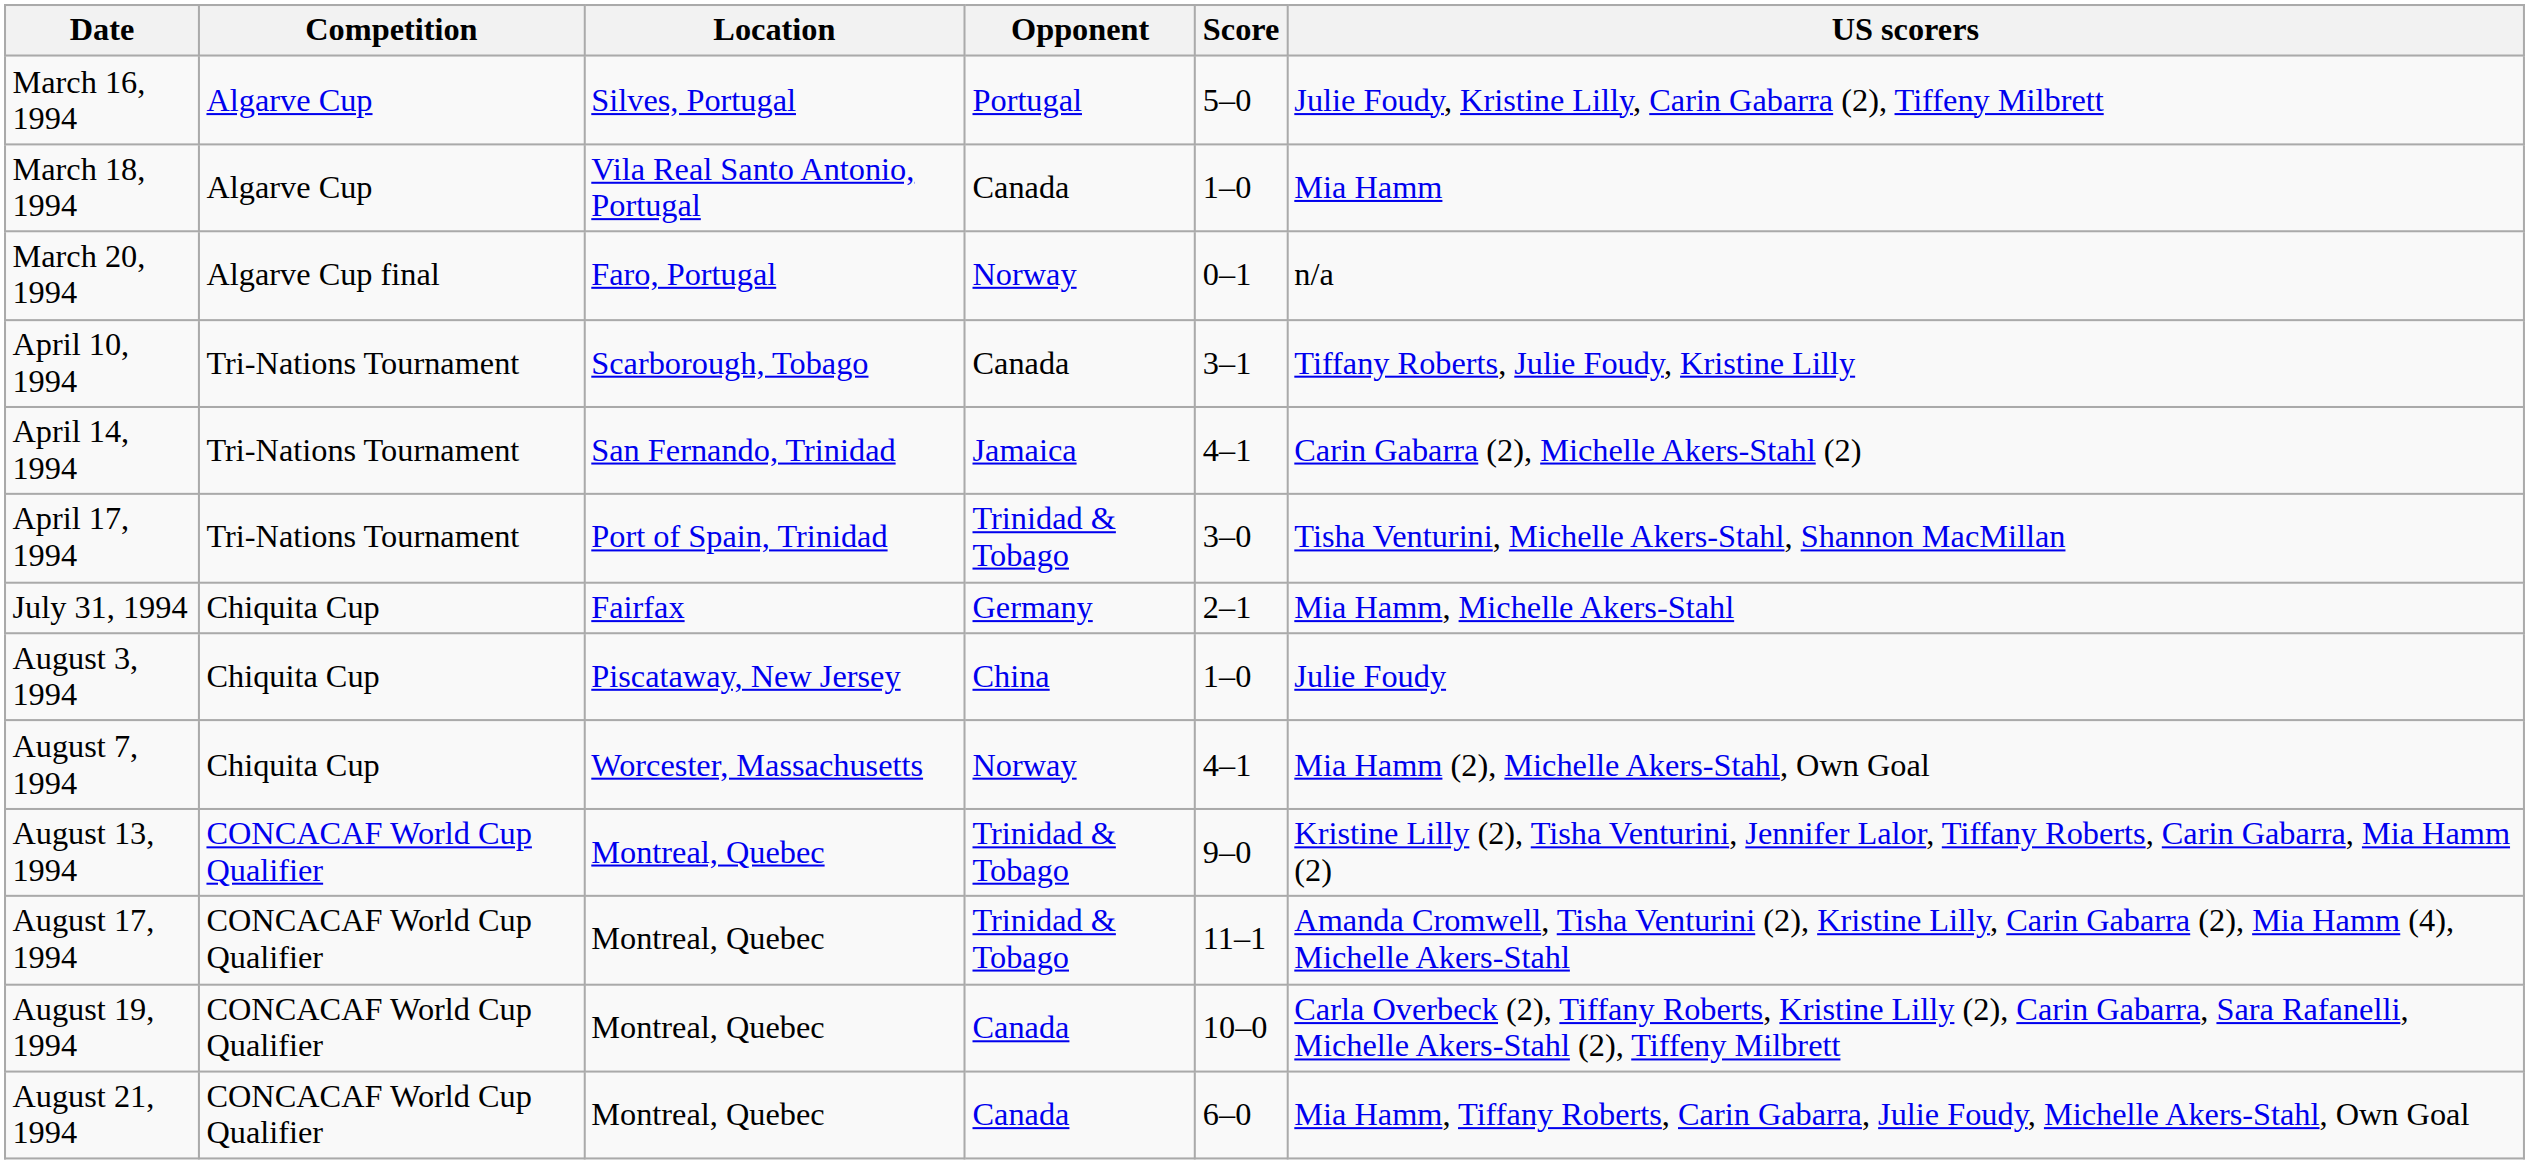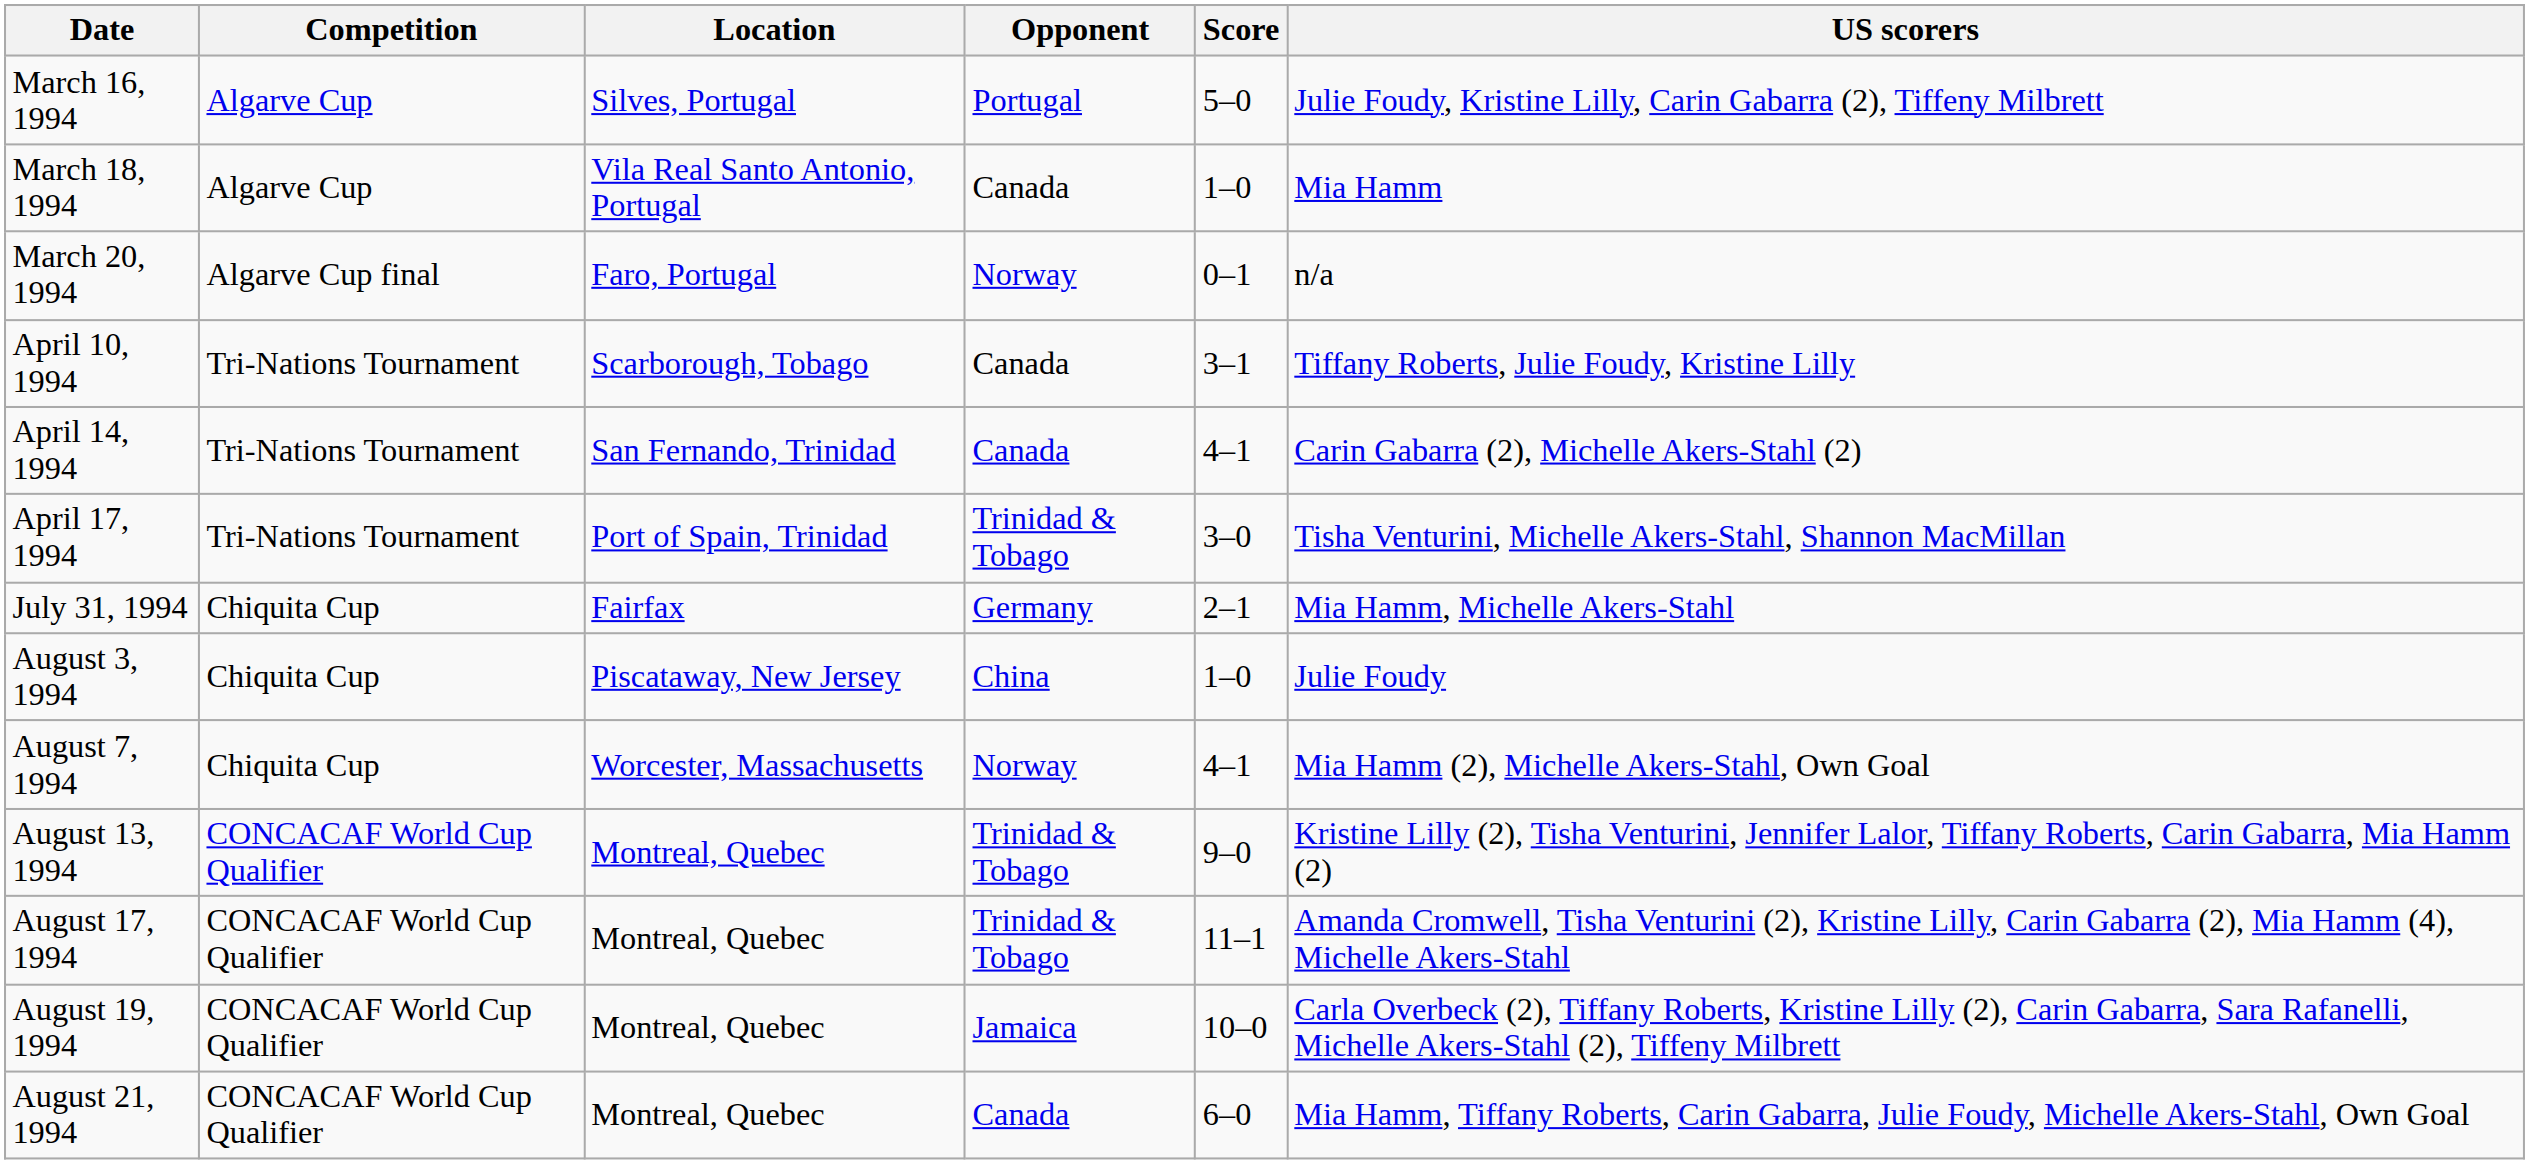(1025, 450) Jamaica -> (1021, 450) Canada
(1021, 1026) Canada -> (1025, 1026) Jamaica
